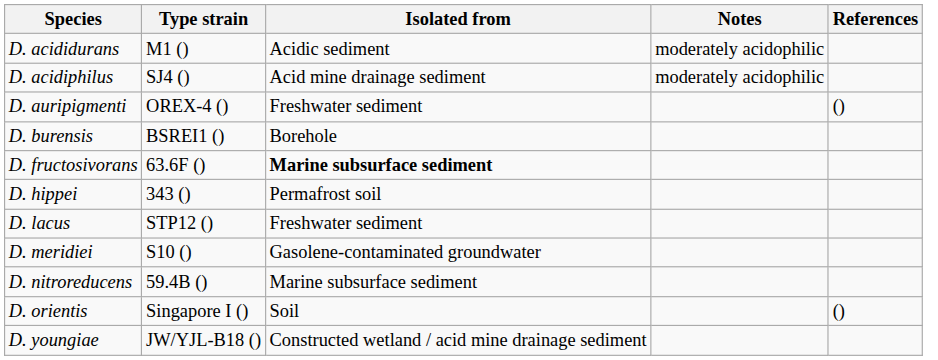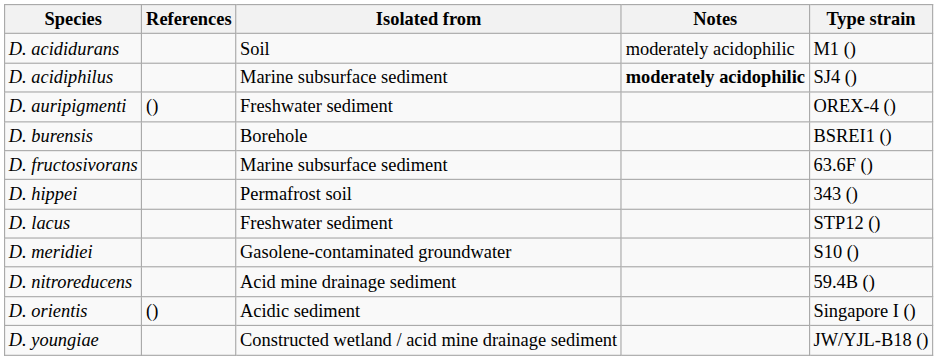columns swapped: (204, 19) <-> (875, 19)
(330, 48) Acidic sediment -> (255, 48) Soil
(378, 77) Acid mine drainage sediment -> (344, 77) Marine subsurface sediment
(740, 77) normal -> (715, 77) bold
(381, 164) bold -> (344, 164) normal
(373, 281) Marine subsurface sediment -> (348, 281) Acid mine drainage sediment
(284, 310) Soil -> (300, 310) Acidic sediment
